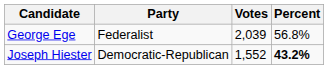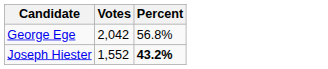- column: (163, 14)
(250, 34) 2,039 -> (113, 34) 2,042
